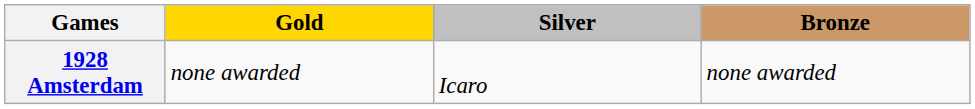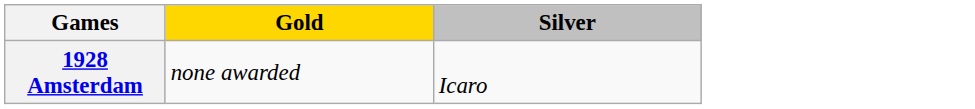- column: (835, 22)
